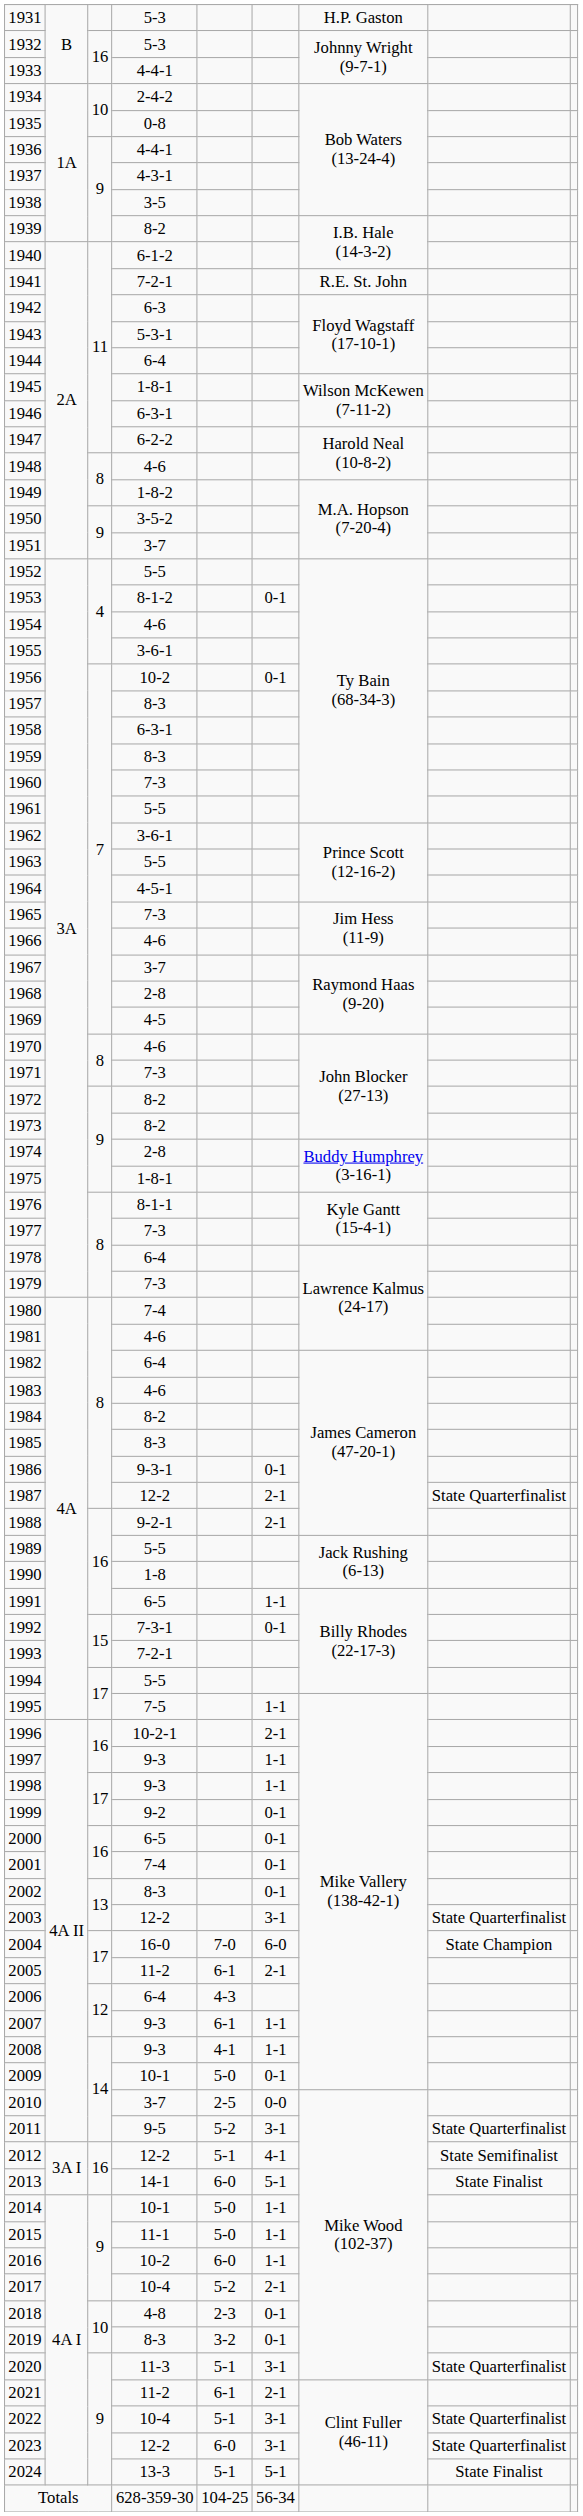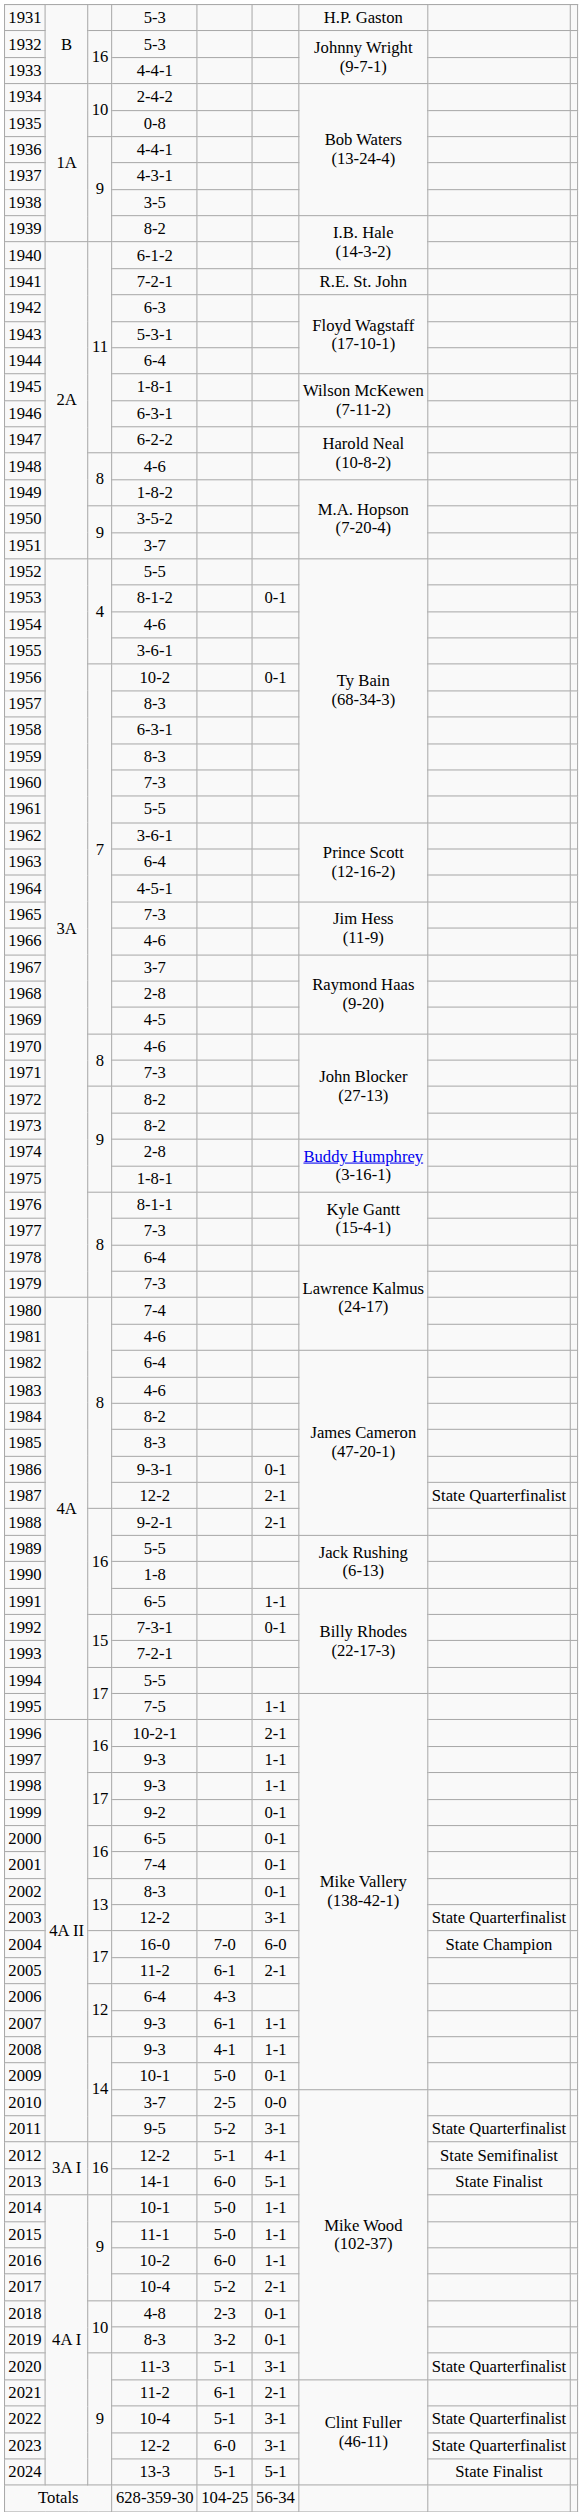(155, 862) 5-5 -> (155, 862) 6-4
